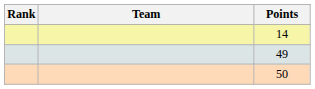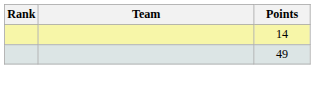- row: (282, 74)
